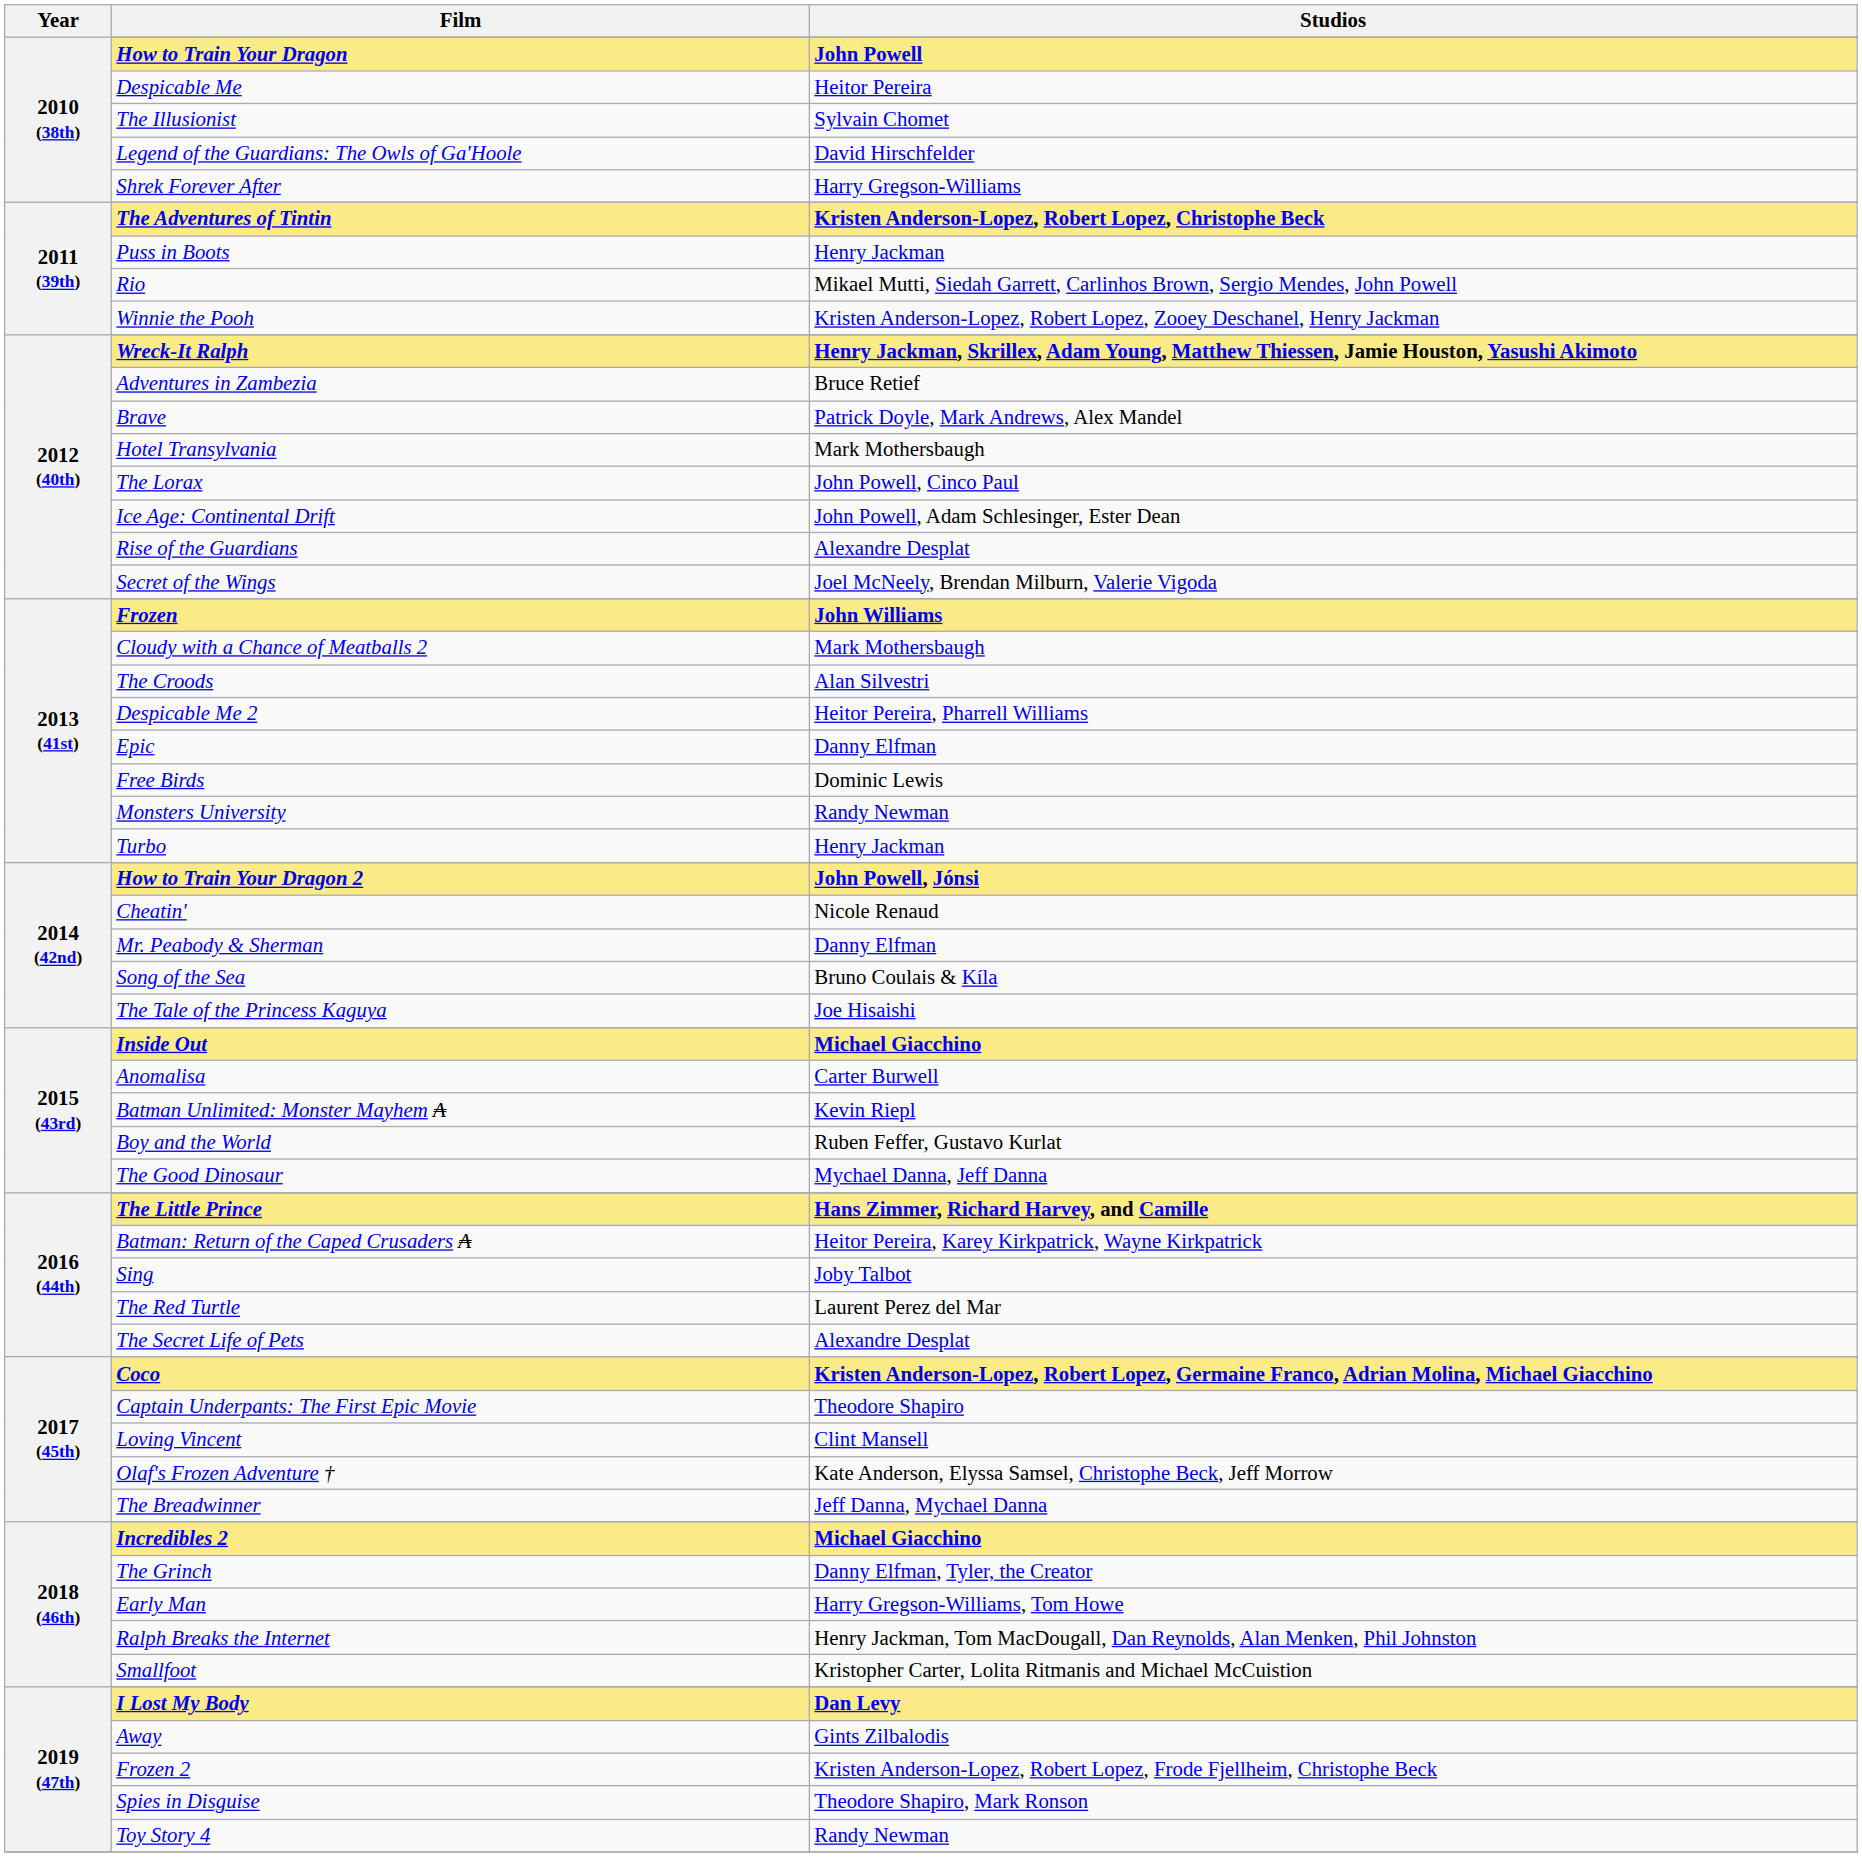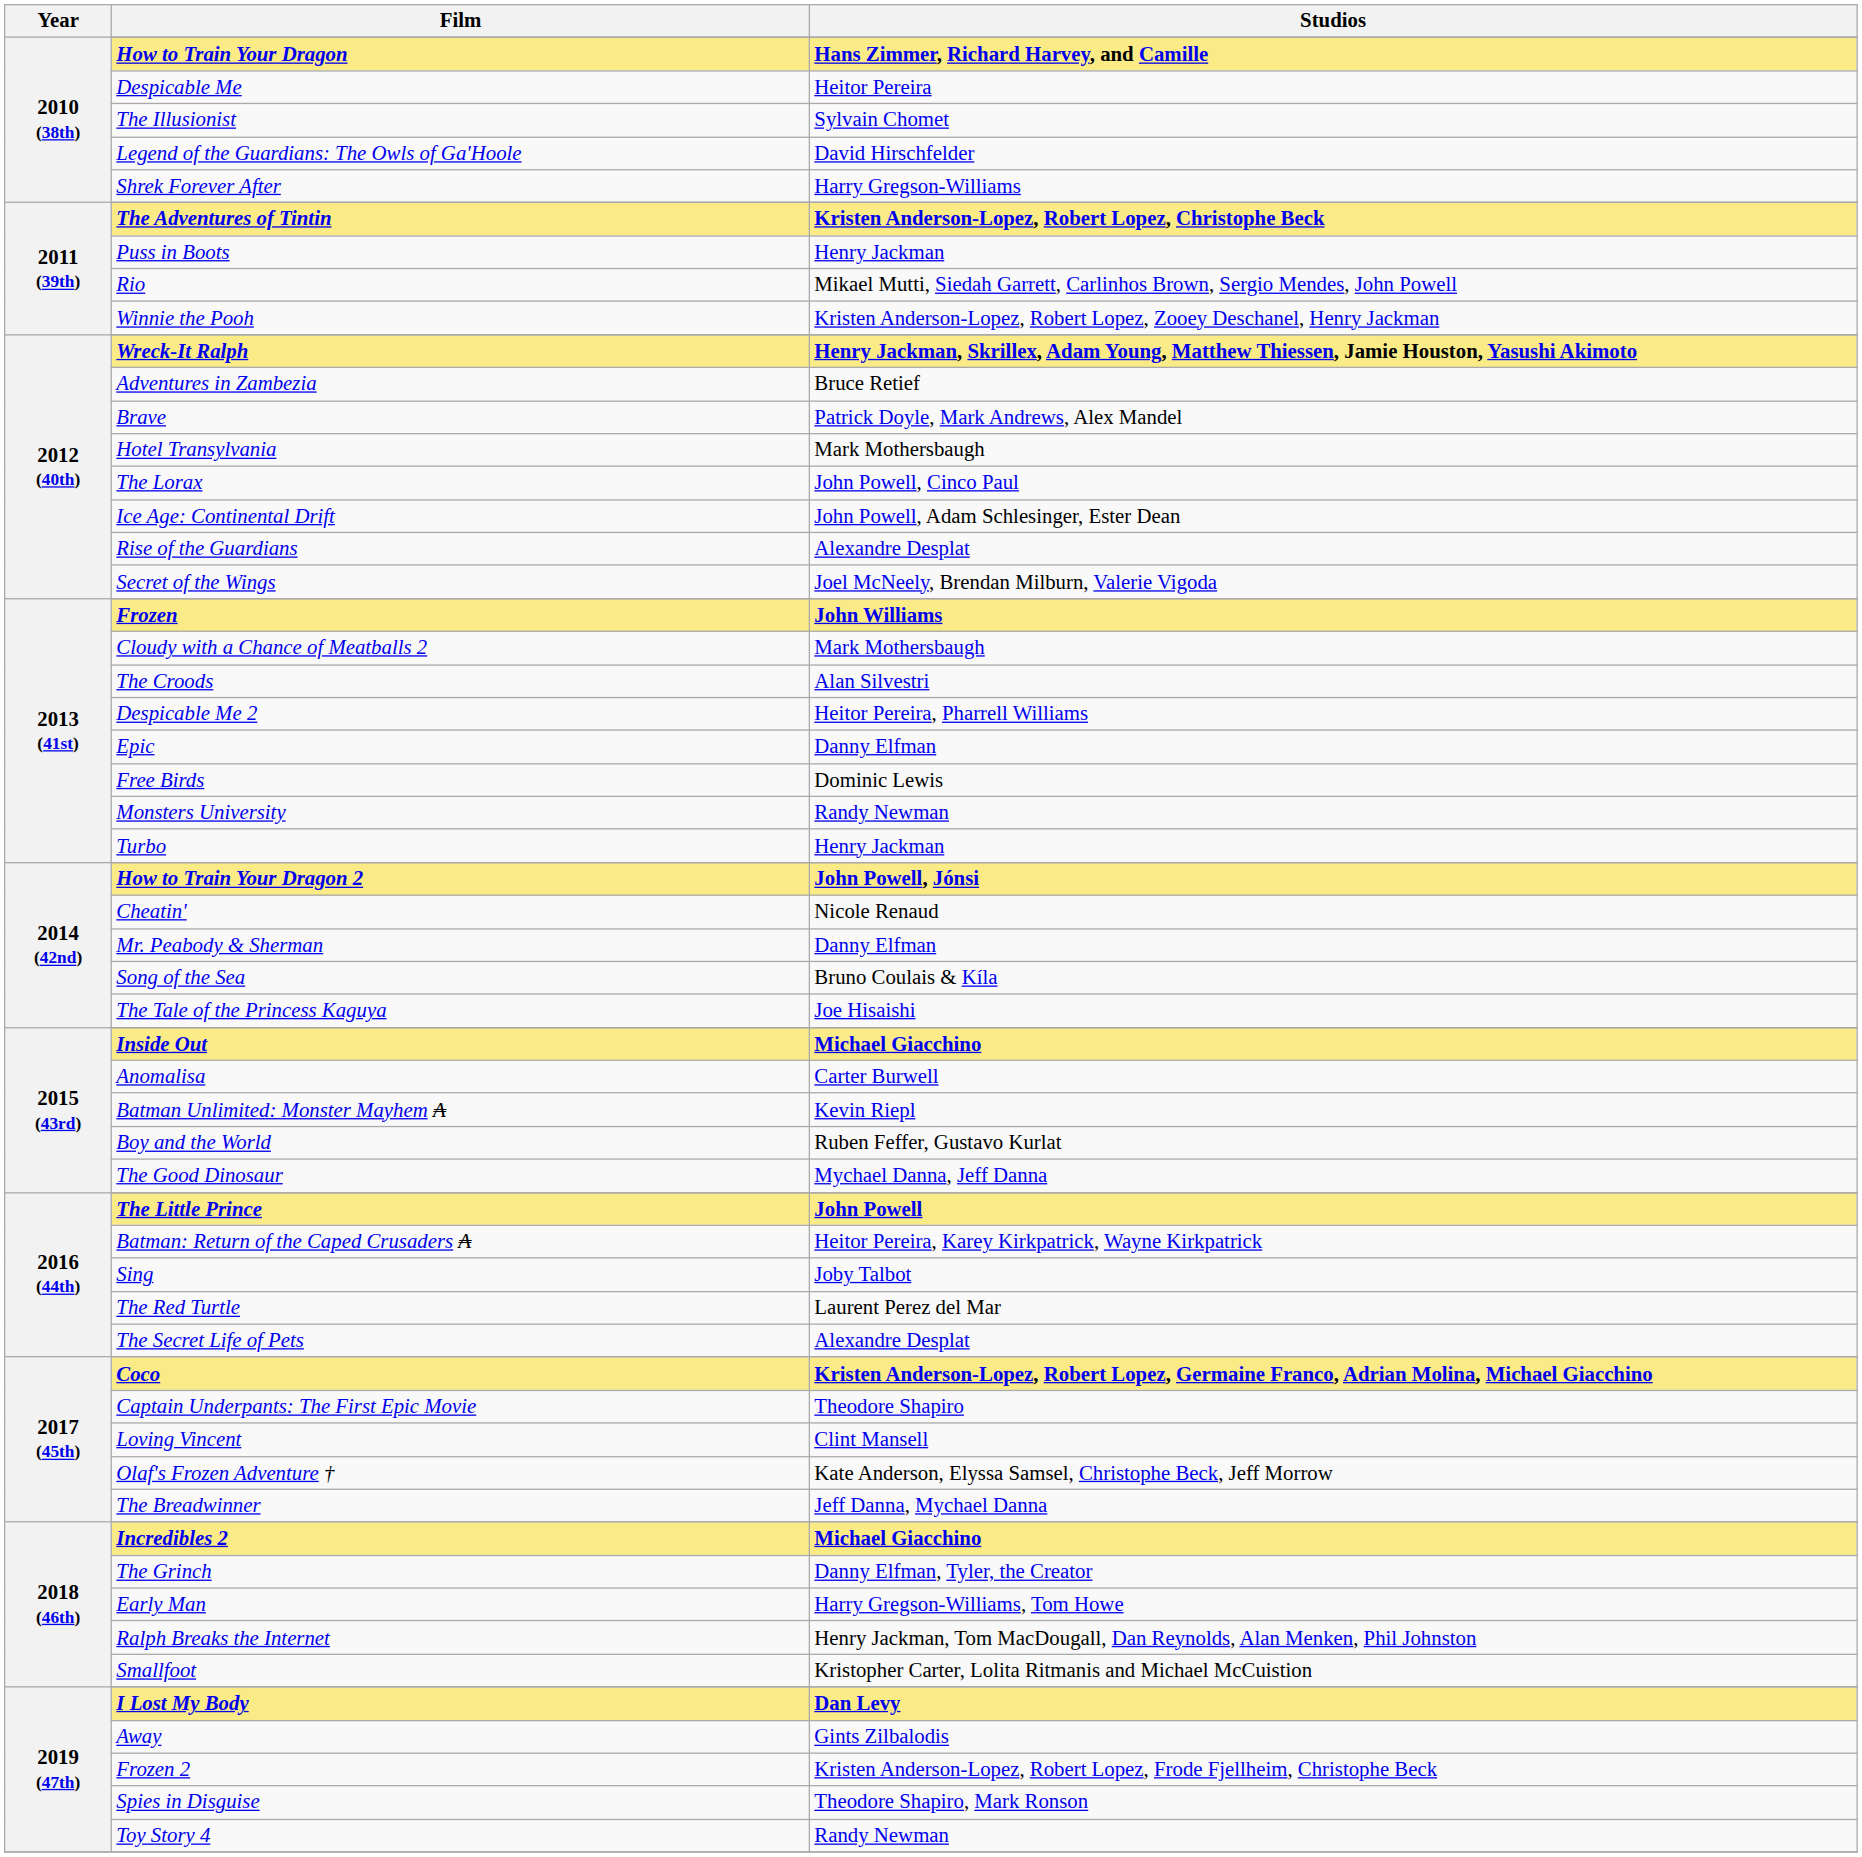(868, 53) John Powell -> (1011, 53) Hans Zimmer, Richard Harvey, and Camille
(1011, 1208) Hans Zimmer, Richard Harvey, and Camille -> (868, 1208) John Powell
